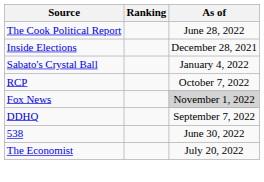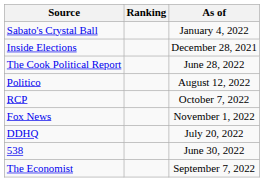rows swapped: (64, 30) <-> (52, 64)
+ row: (24, 82)
(214, 99) lightgrey background -> (214, 116) no background
(214, 116) September 7, 2022 -> (214, 133) July 20, 2022
(214, 151) July 20, 2022 -> (214, 168) September 7, 2022
